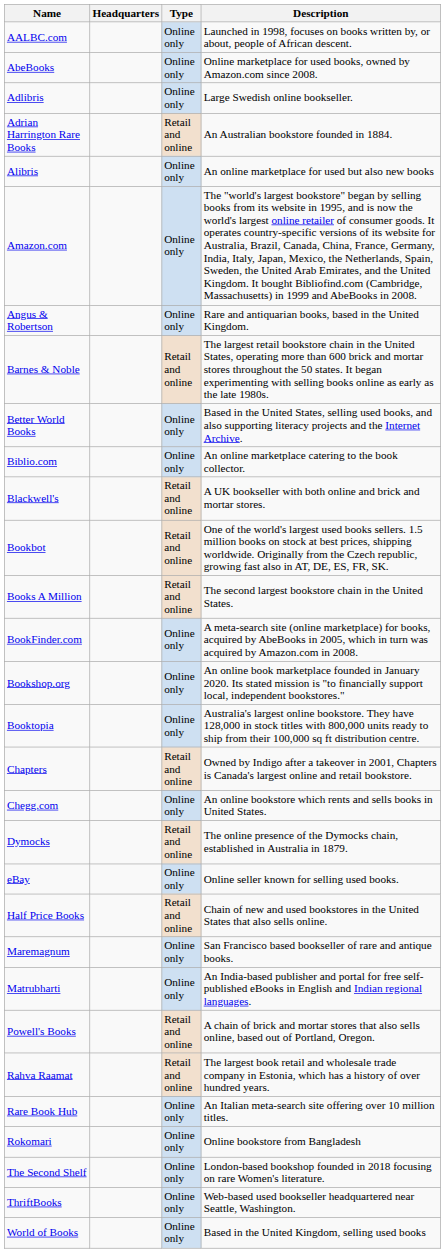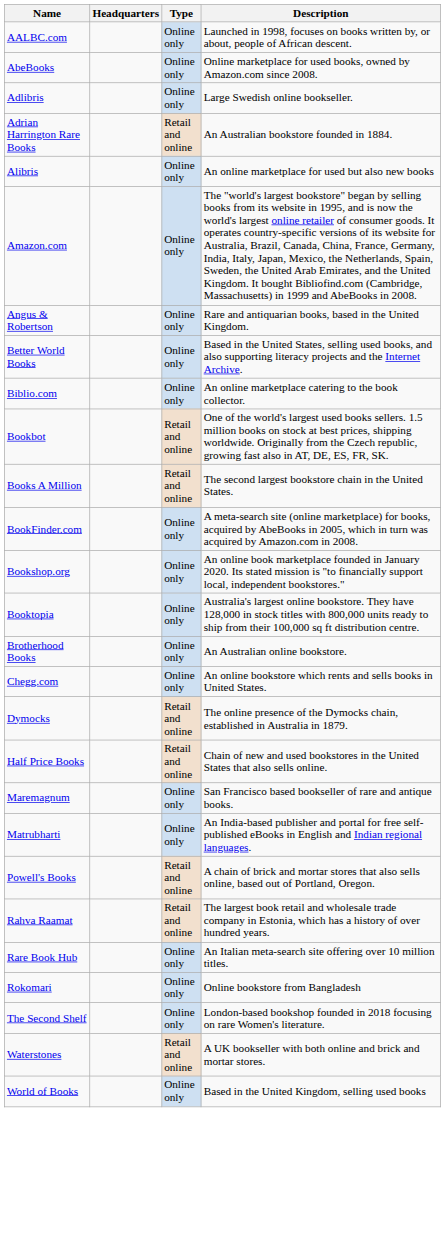- row: (43, 369)
- row: (33, 498)
+ row: (35, 651)
- row: (27, 768)
- row: (18, 878)
- row: (34, 1202)
+ row: (34, 1054)
